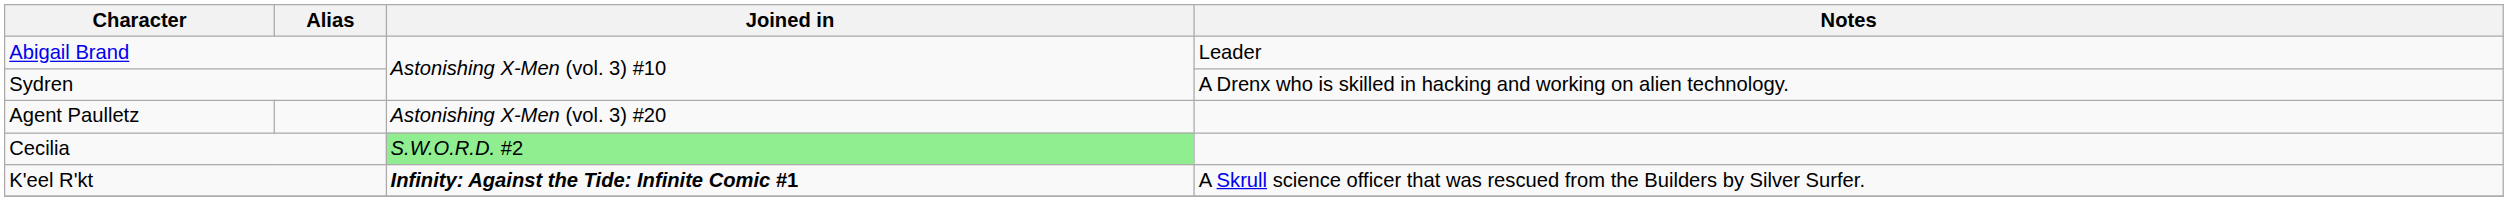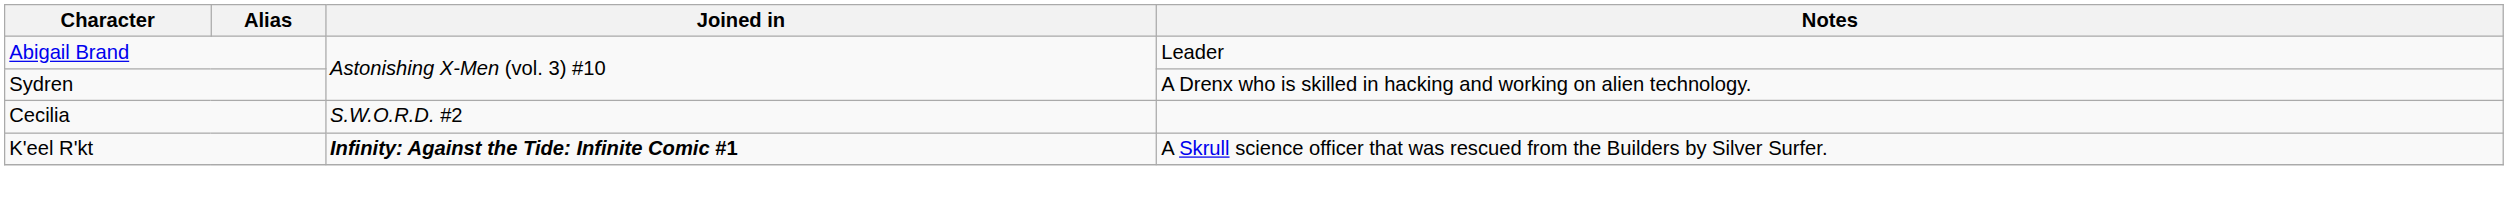- row: (74, 116)
(457, 148) lightgreen background -> (396, 116) no background
